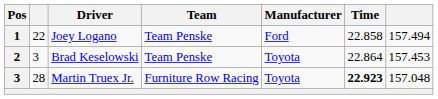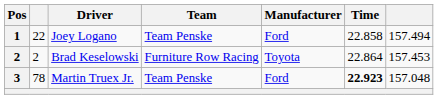(36, 57) 3 -> (36, 57) 2
(178, 57) Team Penske -> (202, 57) Furniture Row Racing
(39, 78) 28 -> (39, 78) 78
(202, 78) Furniture Row Racing -> (178, 78) Team Penske
(282, 78) Toyota -> (277, 78) Ford
